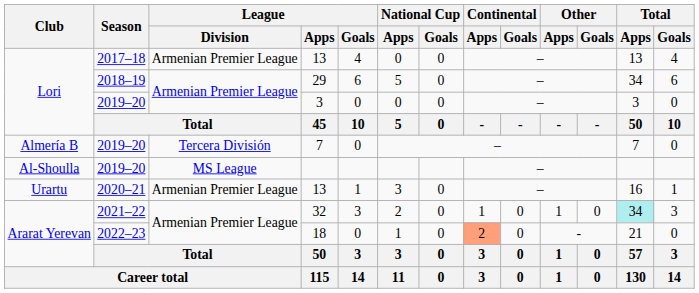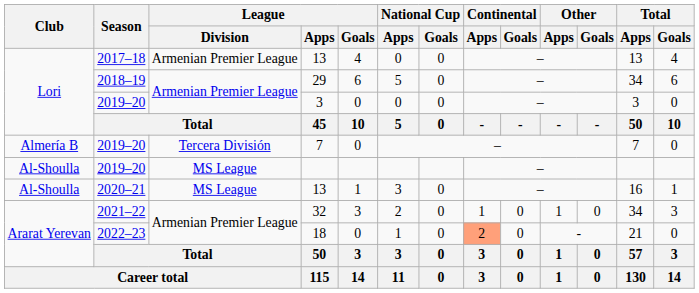(49, 189) Urartu -> (49, 189) Al-Shoulla
(225, 189) Armenian Premier League -> (225, 189) MS League
(636, 211) paleturquoise background -> (636, 211) no background
